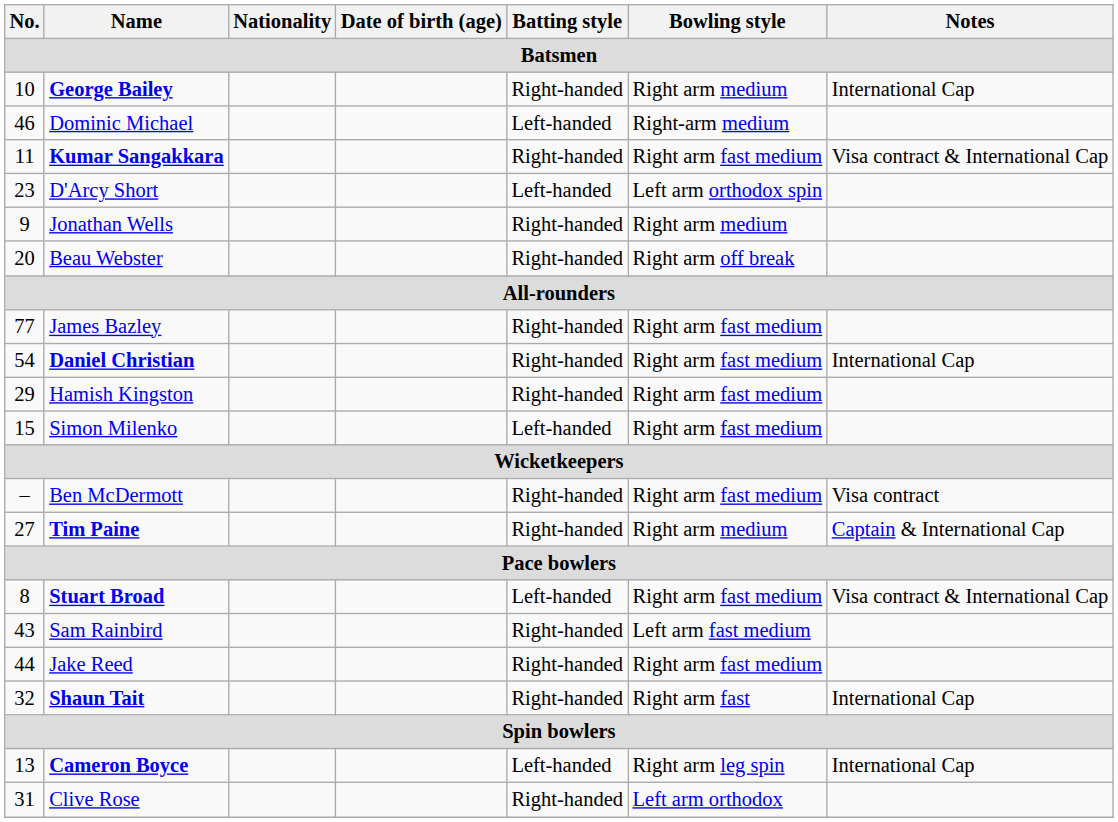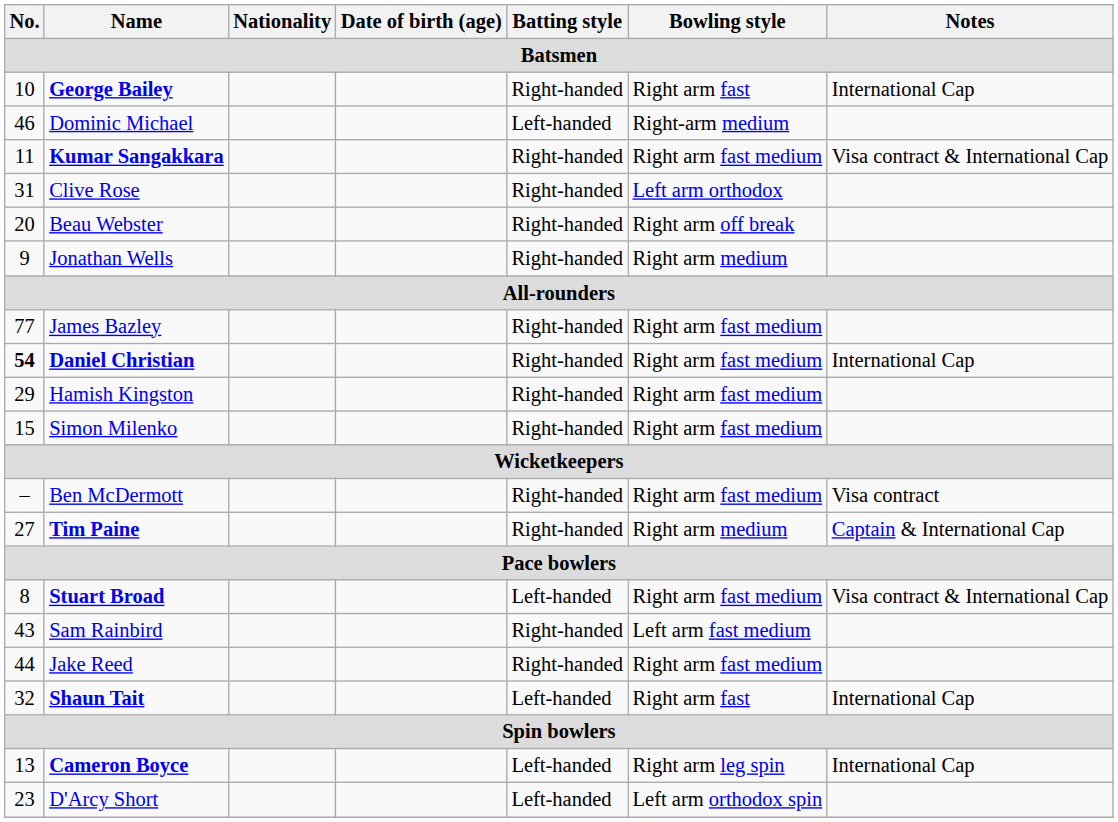(710, 89) Right arm medium -> (691, 89) Right arm fast
rows swapped: (104, 190) <-> (94, 799)
rows swapped: (106, 258) <-> (111, 224)
(25, 359) normal -> (25, 359) bold
(561, 427) Left-handed -> (567, 427) Right-handed
(567, 698) Right-handed -> (561, 698) Left-handed
